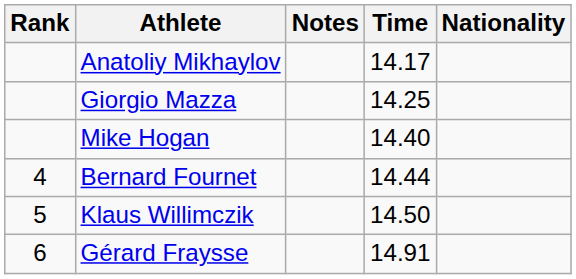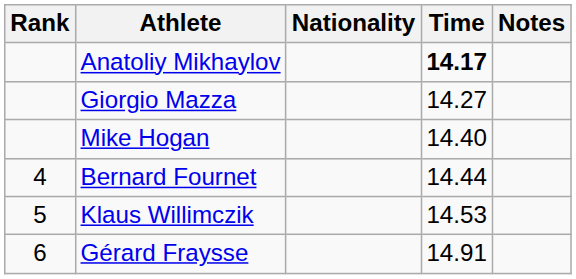columns swapped: (503, 23) <-> (325, 23)
(400, 61) normal -> (457, 61) bold
(400, 100) 14.25 -> (457, 100) 14.27
(400, 215) 14.50 -> (457, 215) 14.53
